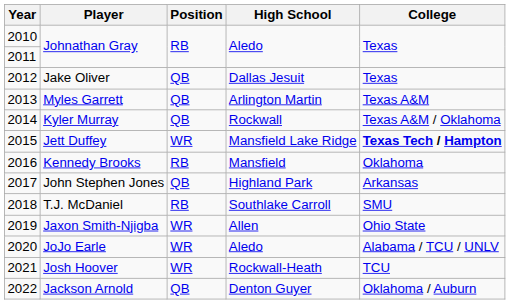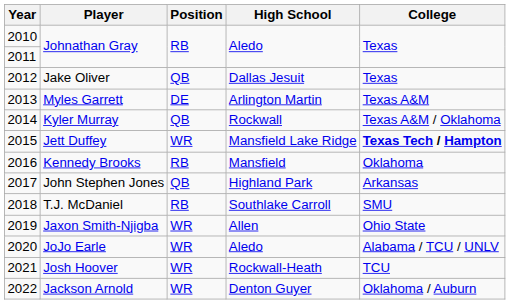(180, 99) QB -> (180, 99) DE
(180, 288) QB -> (181, 288) WR
